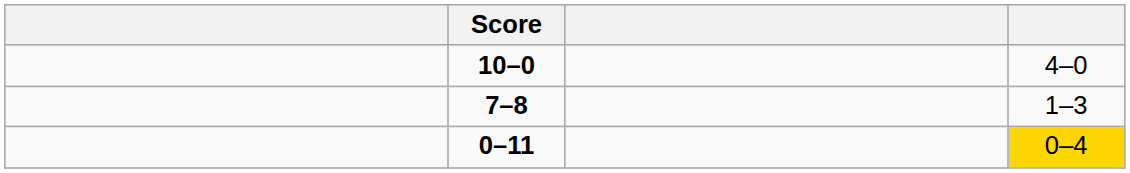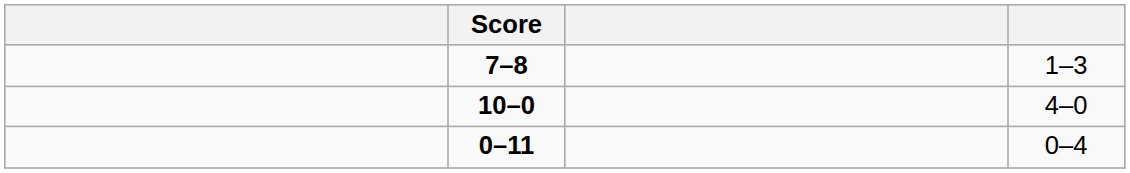rows swapped: (507, 65) <-> (506, 106)
(1066, 146) gold background -> (1066, 146) no background
